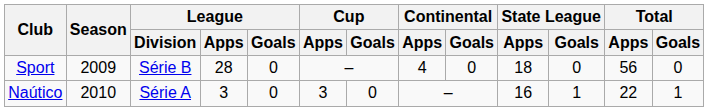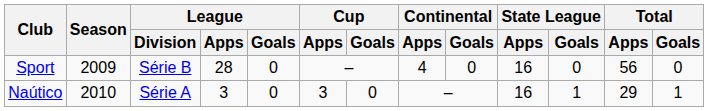(523, 67) 18 -> (523, 67) 16
(628, 93) 22 -> (628, 93) 29
